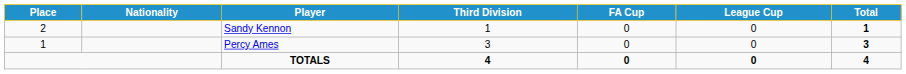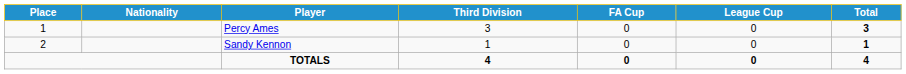rows swapped: (251, 45) <-> (258, 29)
